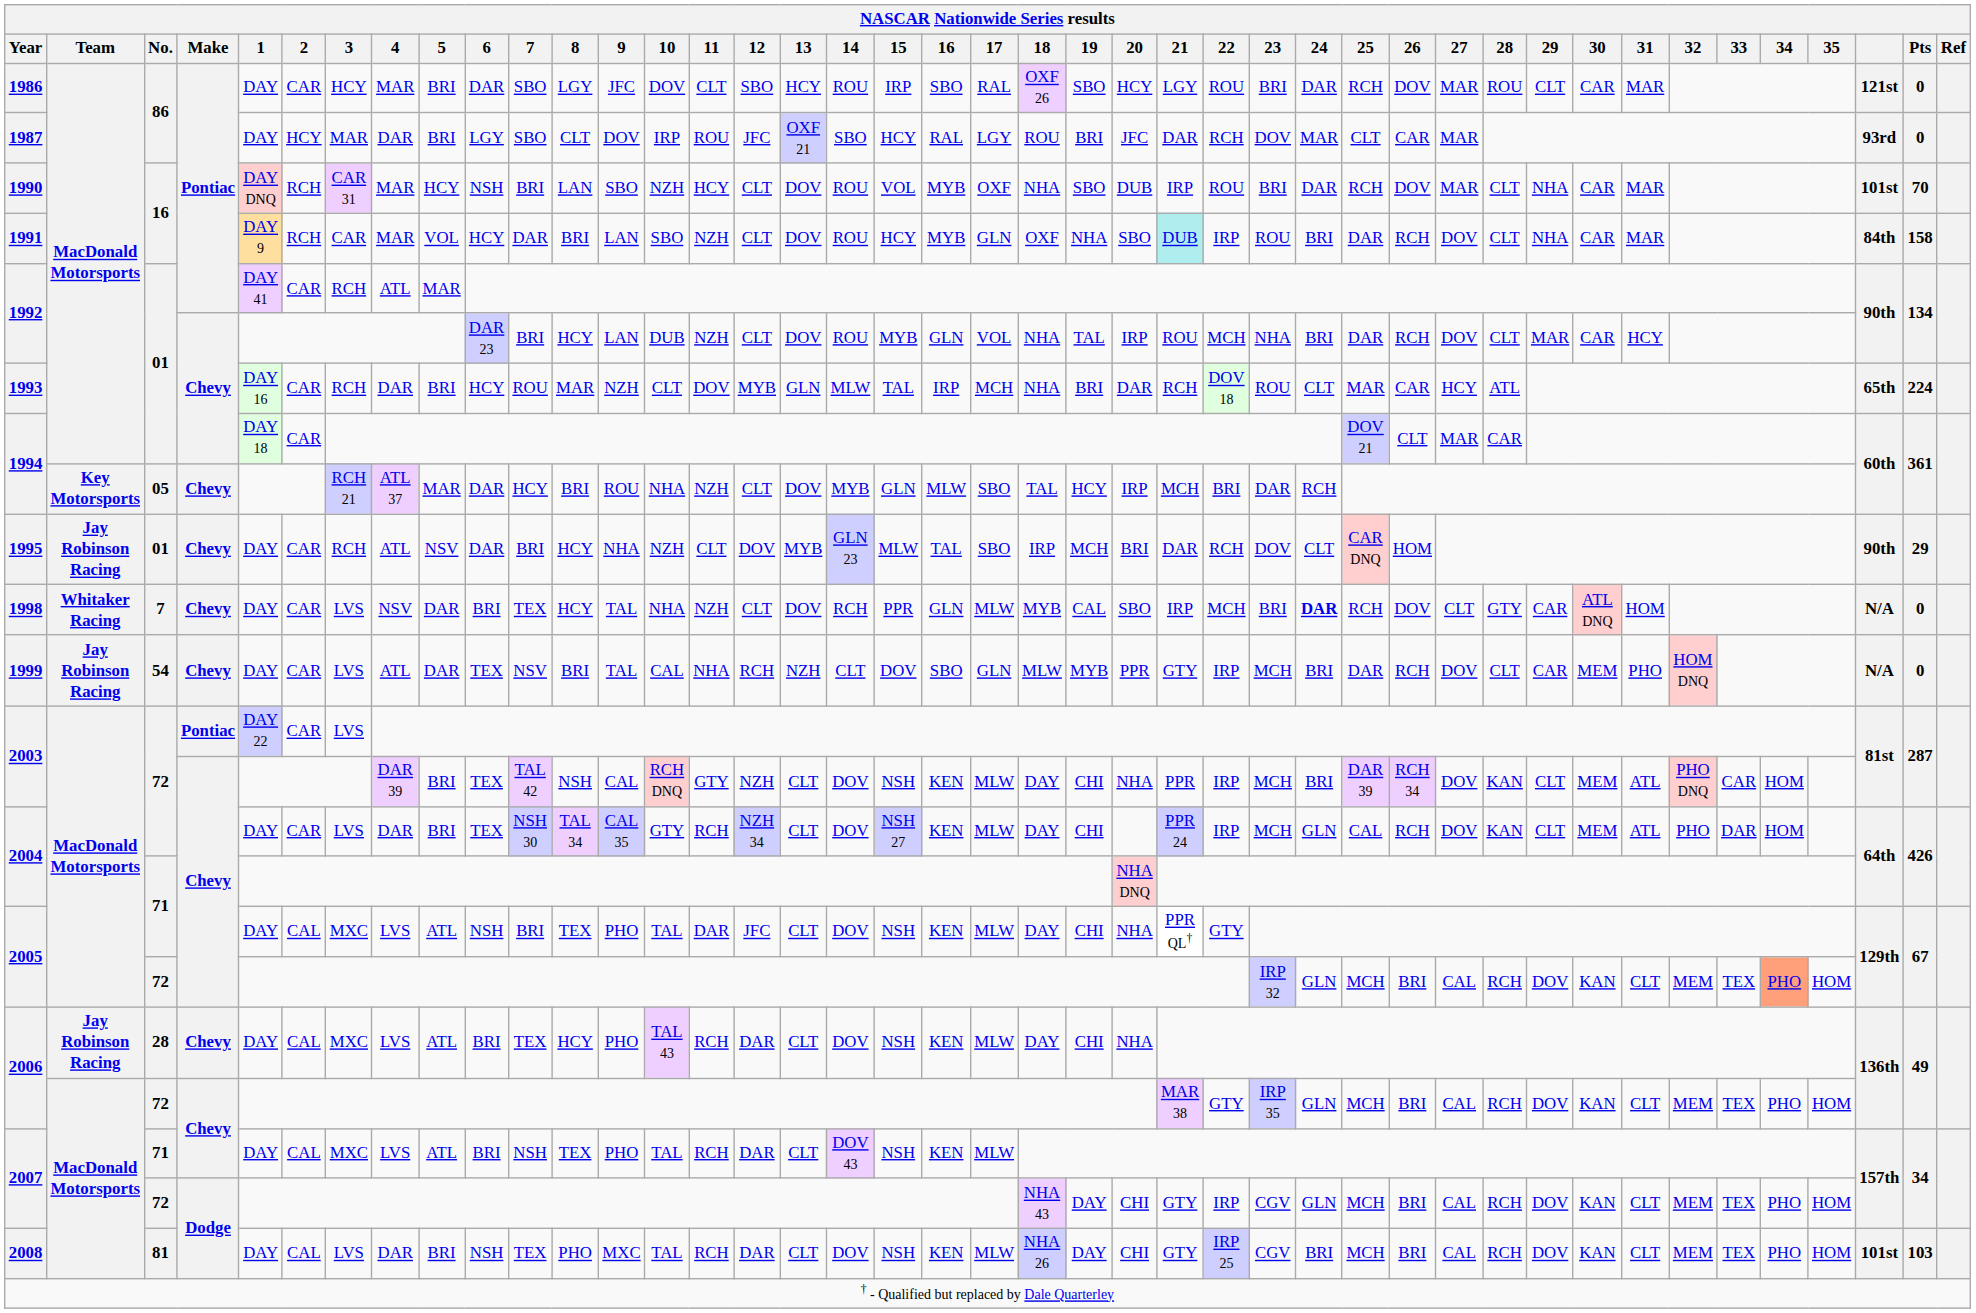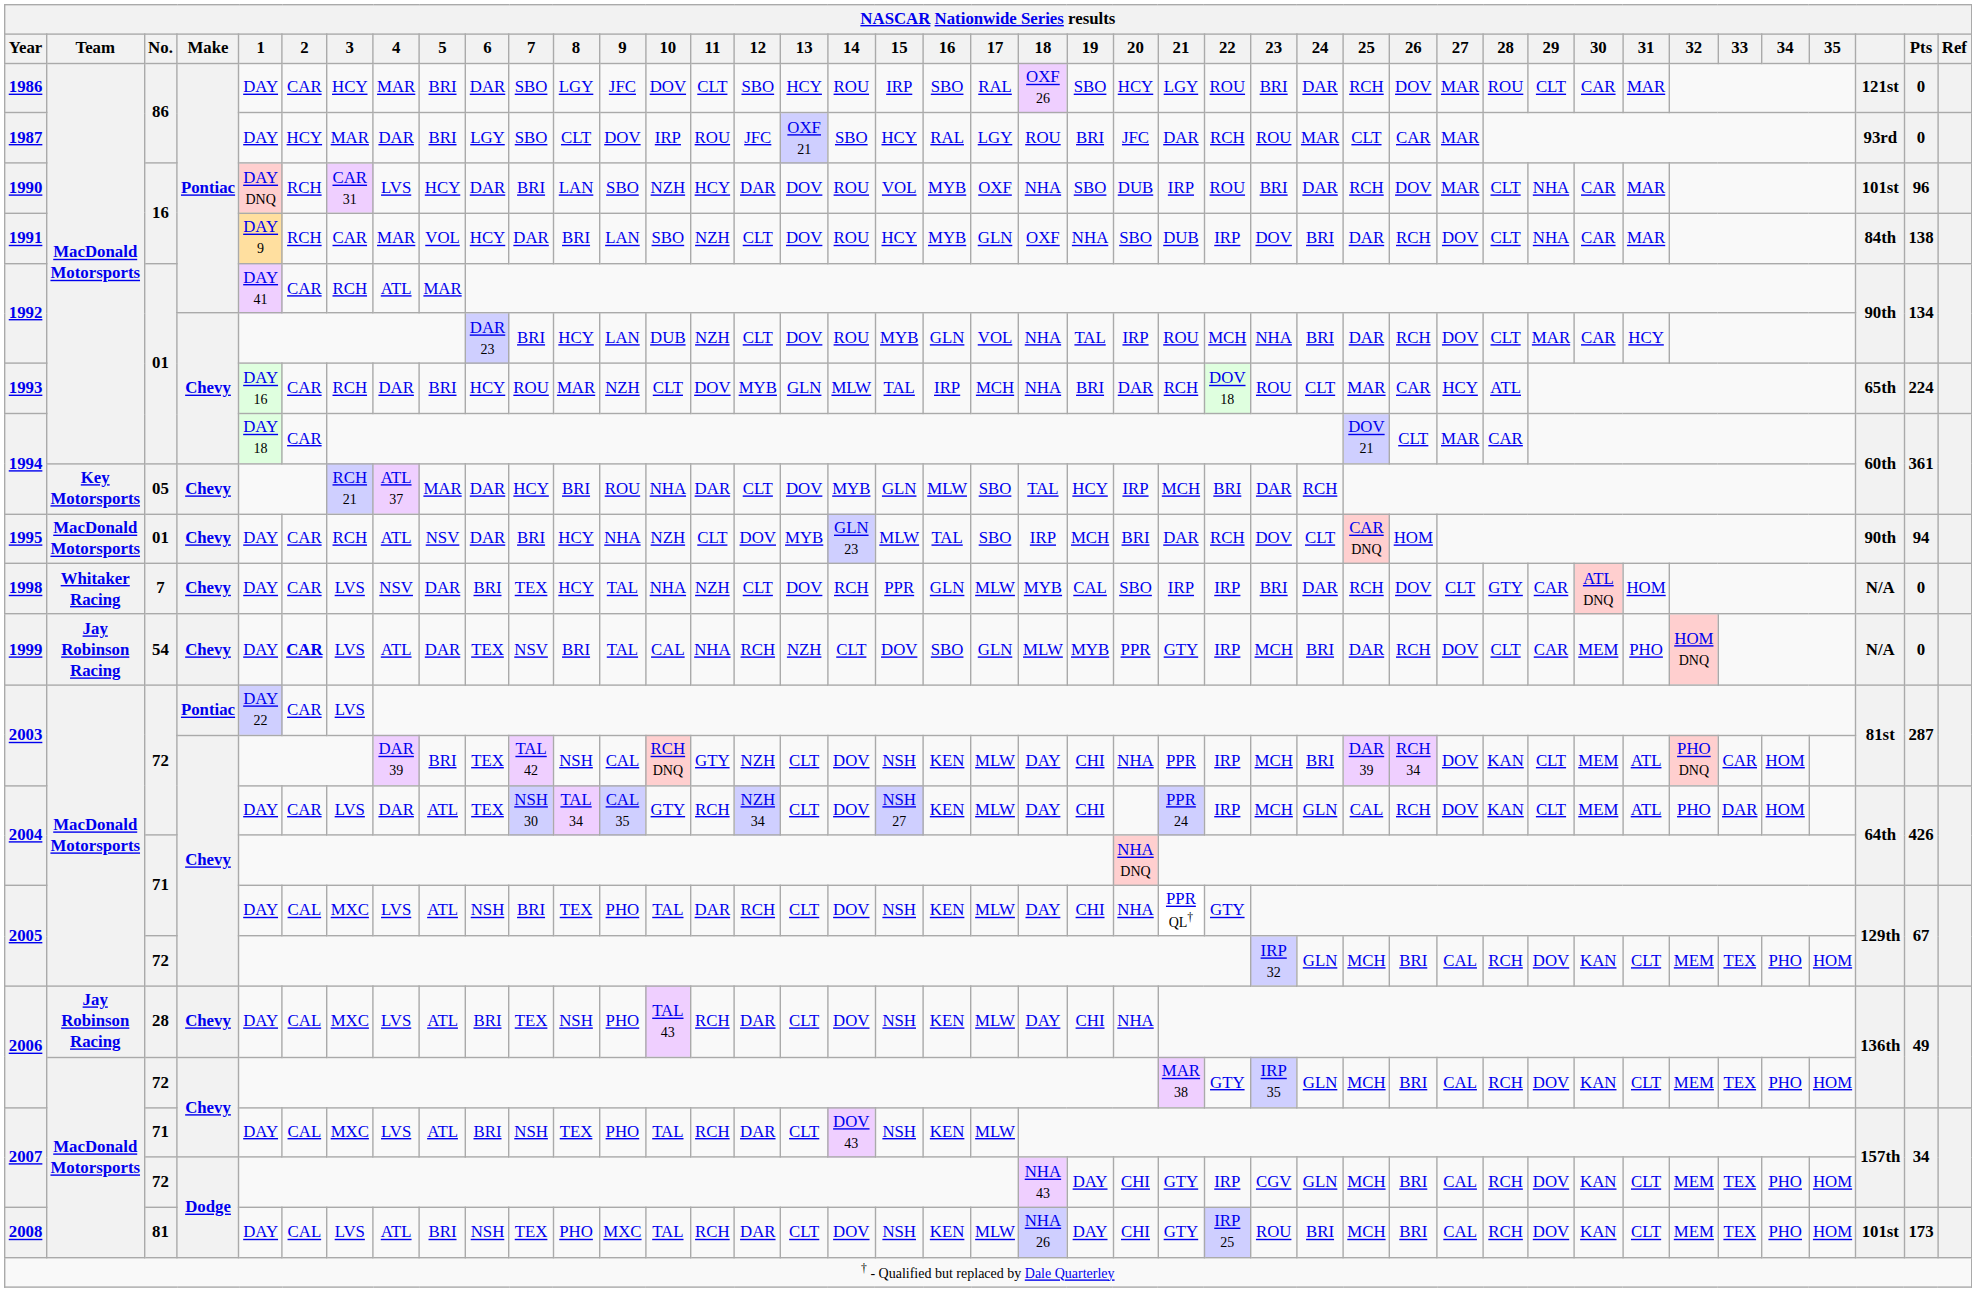(1273, 137) DOV -> (1274, 137) ROU
(395, 187) MAR -> (396, 187) LVS
(487, 187) NSH -> (488, 187) DAR
(757, 187) CLT -> (758, 187) DAR
(1920, 187) 70 -> (1921, 187) 96
(1180, 238) paleturquoise background -> (1181, 238) no background
(1273, 238) ROU -> (1274, 238) DOV
(1920, 238) 158 -> (1921, 238) 138
(711, 488) NZH -> (712, 488) DAR
(95, 549) Jay Robinson Racing -> (95, 538) MacDonald Motorsports
(1920, 549) 29 -> (1921, 538) 94
(1226, 609) MCH -> (1227, 588) IRP
(1319, 609) bold -> (1320, 588) normal
(304, 670) normal -> (304, 649) bold
(442, 831) BRI -> (443, 810) ATL
(757, 931) JFC -> (758, 910) RCH
(1784, 981) lightsalmon background -> (1785, 960) no background
(575, 1042) HCY -> (576, 1021) NSH
(395, 1253) DAR -> (396, 1232) ATL
(1273, 1253) CGV -> (1274, 1232) ROU
(1920, 1253) 103 -> (1921, 1232) 173
